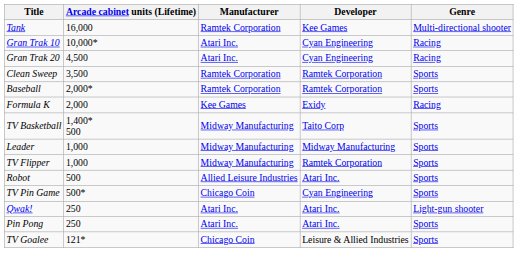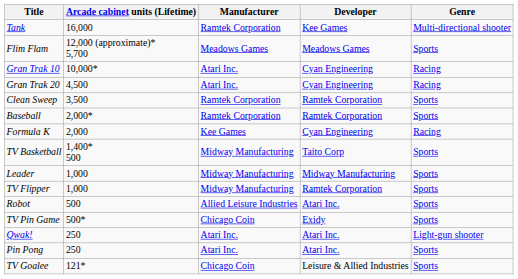+ row: (27, 48)
(314, 105) Exidy -> (338, 131) Cyan Engineering
(338, 193) Cyan Engineering -> (314, 219) Exidy
